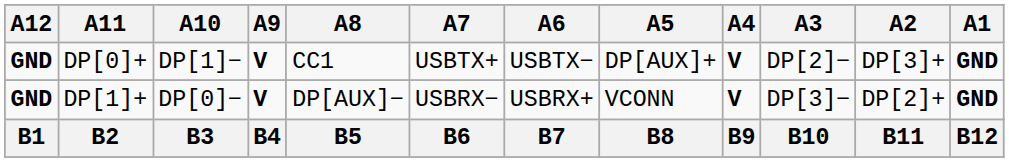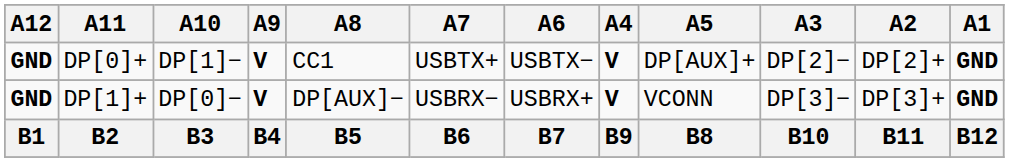columns swapped: (661, 24) <-> (741, 24)
(903, 62) DP[3]+ -> (903, 62) DP[2]+
(903, 100) DP[2]+ -> (903, 100) DP[3]+
